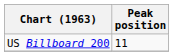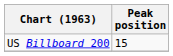(121, 43) 11 -> (121, 43) 15
